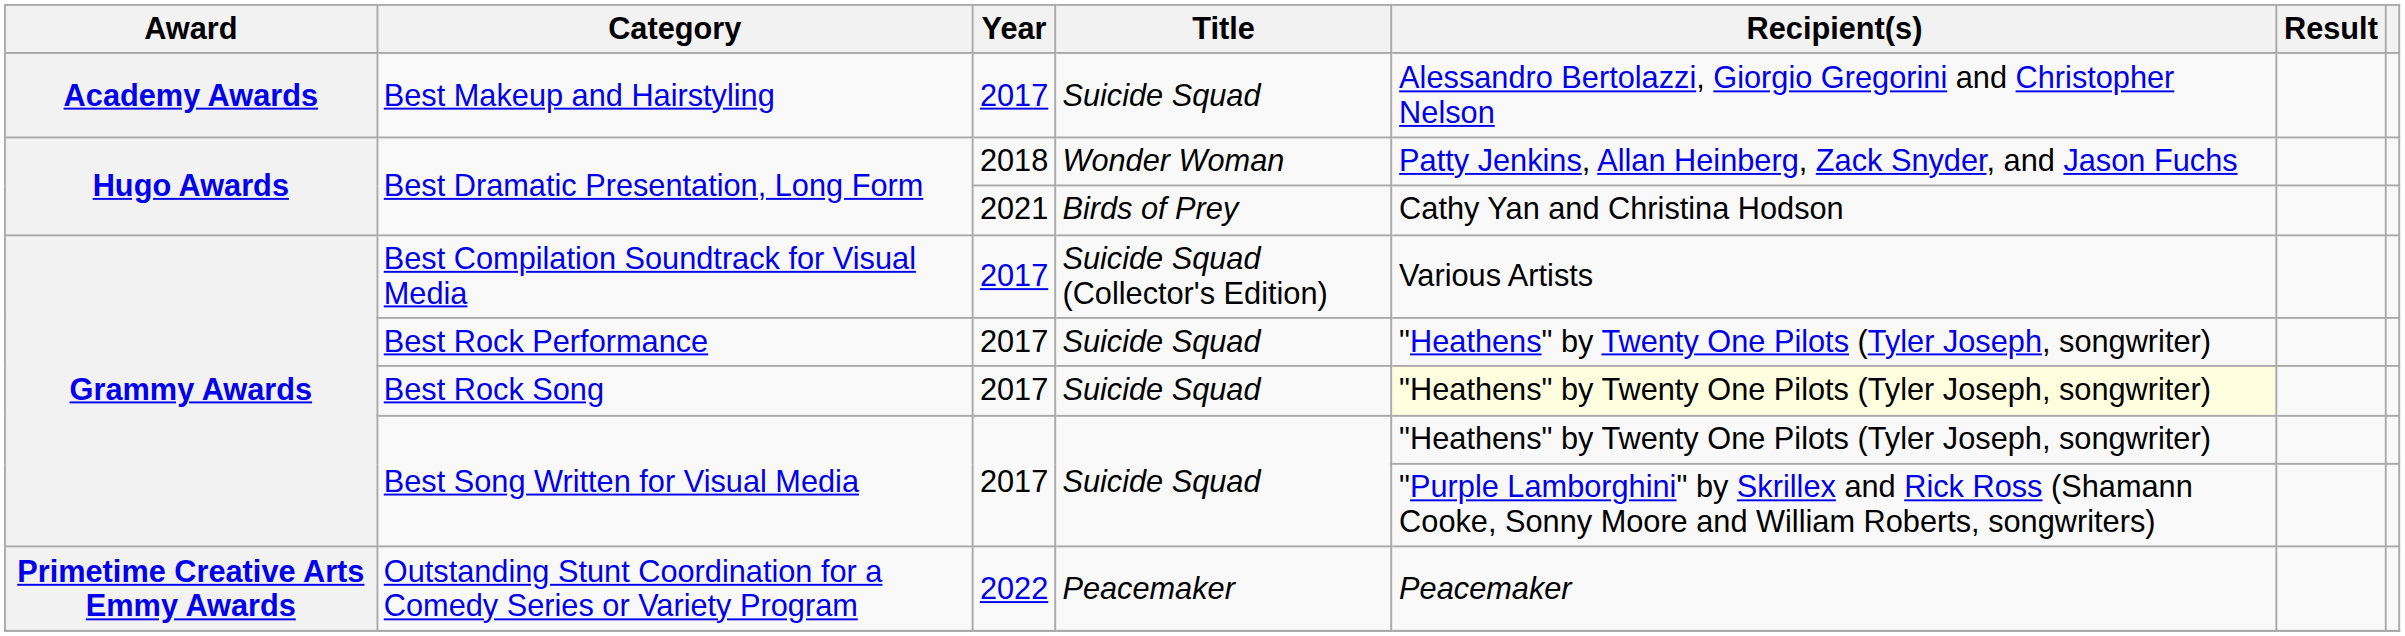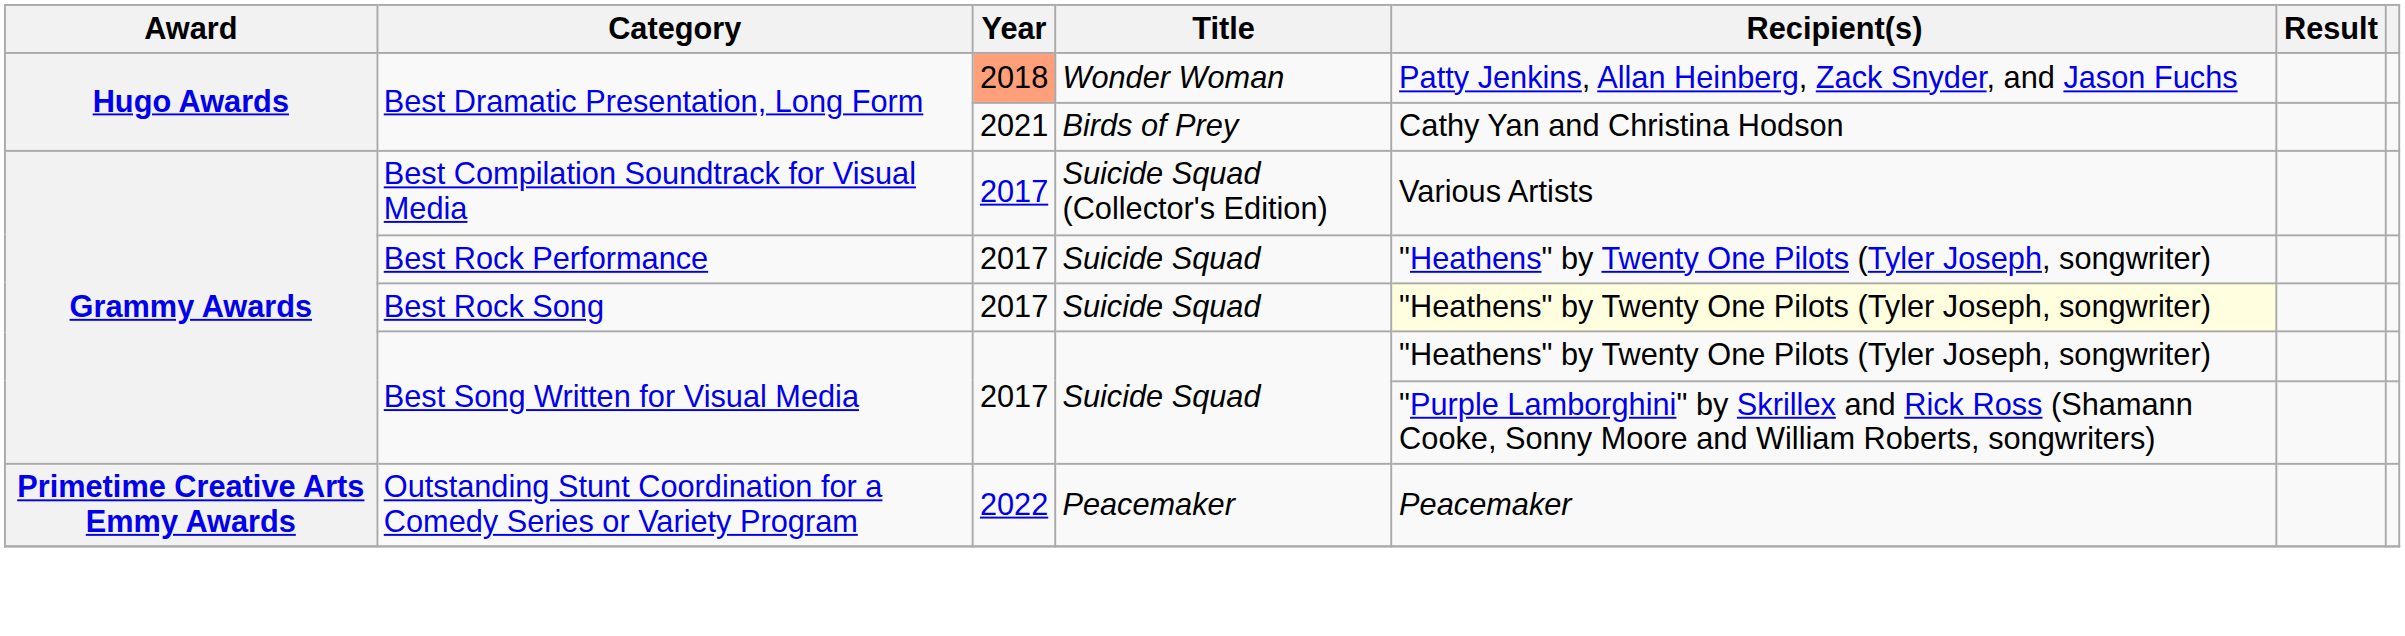- row: (579, 94)
(1014, 160) no background -> (1014, 77) lightsalmon background
